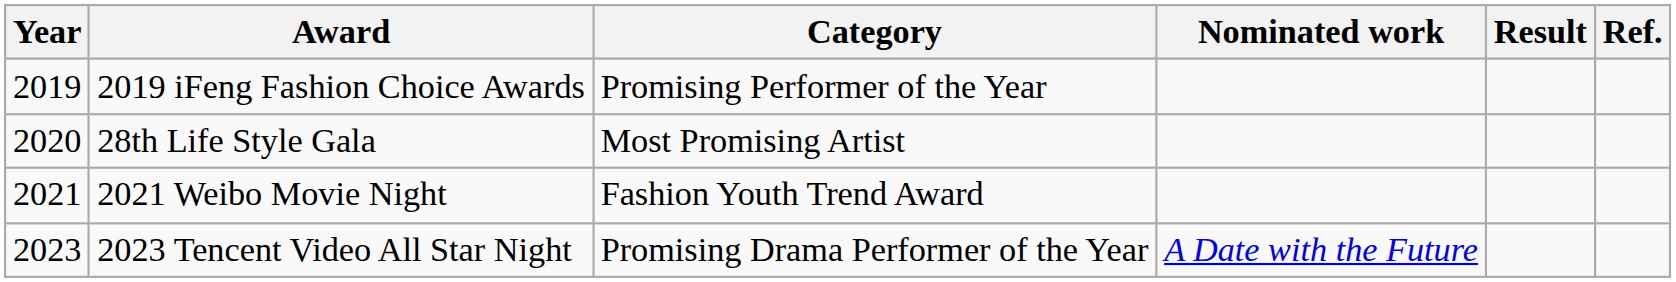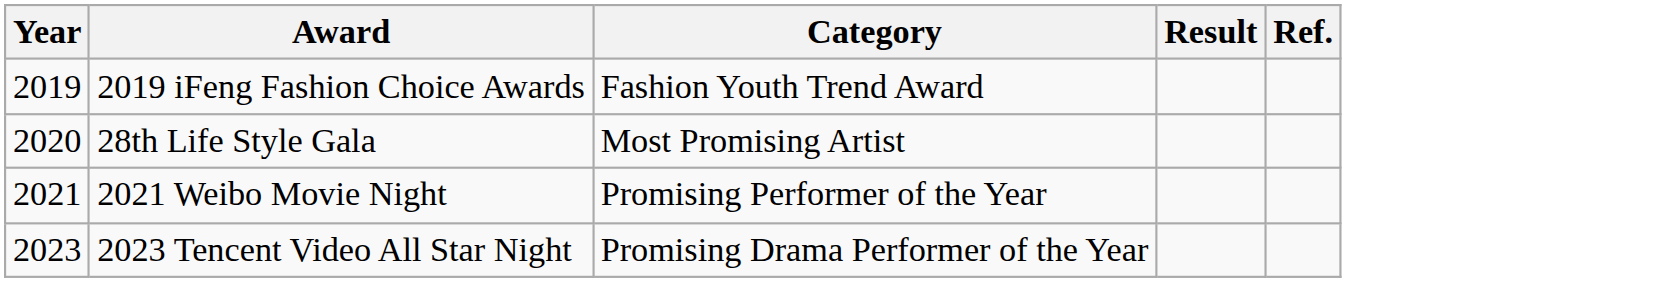- column: (1321, 31)
(824, 85) Promising Performer of the Year -> (792, 85) Fashion Youth Trend Award
(792, 194) Fashion Youth Trend Award -> (824, 194) Promising Performer of the Year
